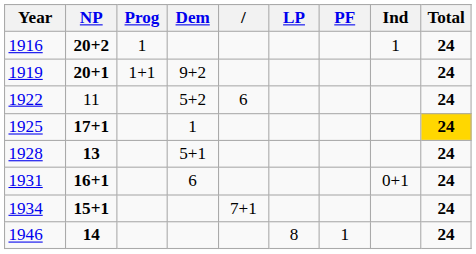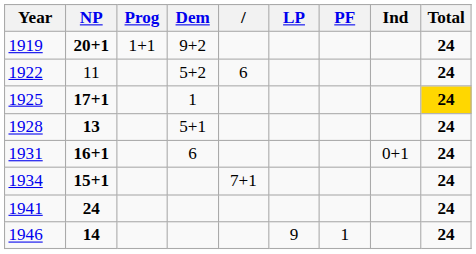- row: (26, 45)
+ row: (26, 208)
(294, 235) 8 -> (294, 235) 9
